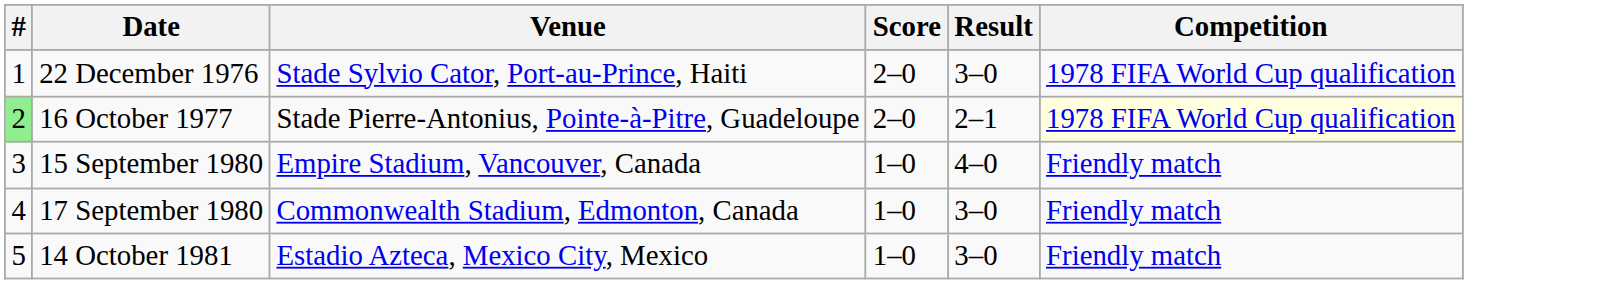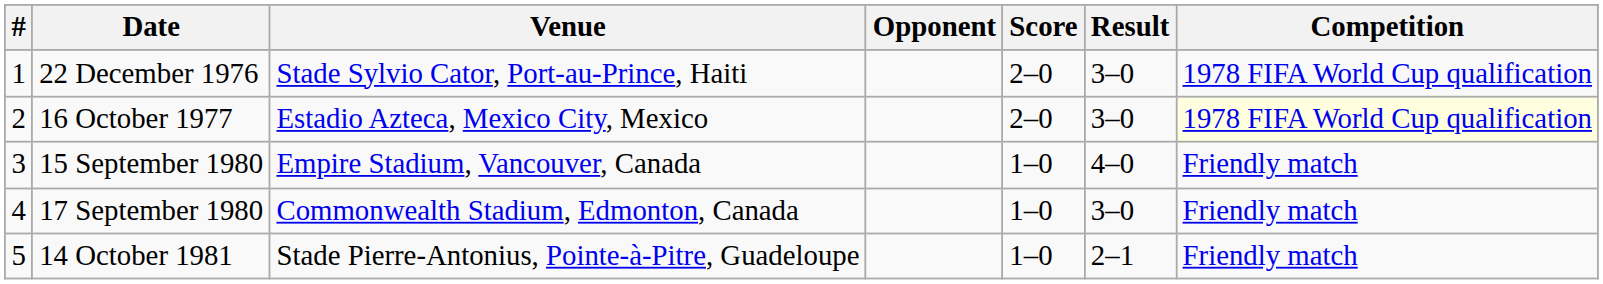+ column: (934, 27)
(19, 118) lightgreen background -> (19, 118) no background
(568, 118) Stade Pierre-Antonius, Pointe-à-Pitre, Guadeloupe -> (492, 118) Estadio Azteca, Mexico City, Mexico
(976, 118) 2–1 -> (1112, 118) 3–0
(492, 255) Estadio Azteca, Mexico City, Mexico -> (568, 255) Stade Pierre-Antonius, Pointe-à-Pitre, Guadeloupe
(976, 255) 3–0 -> (1112, 255) 2–1
